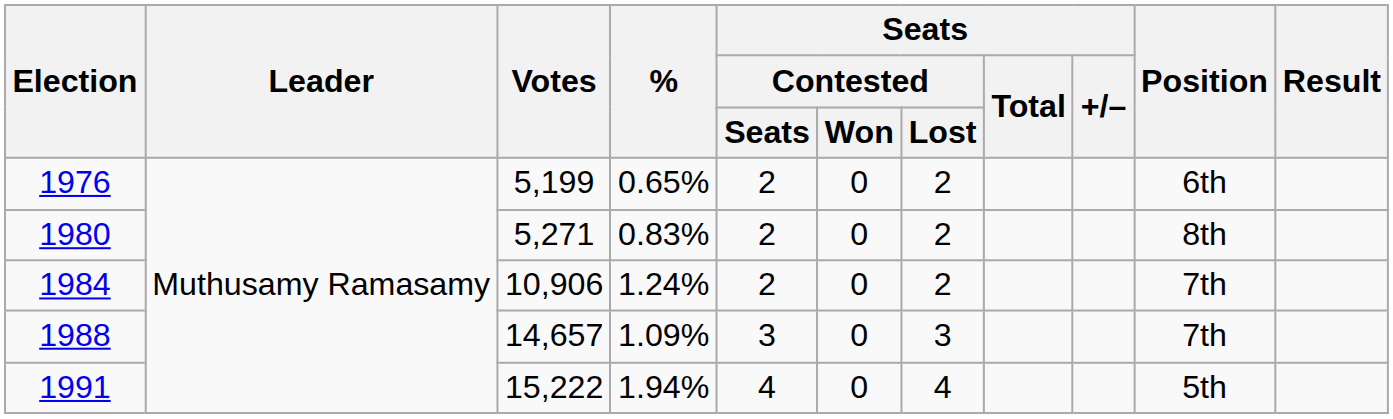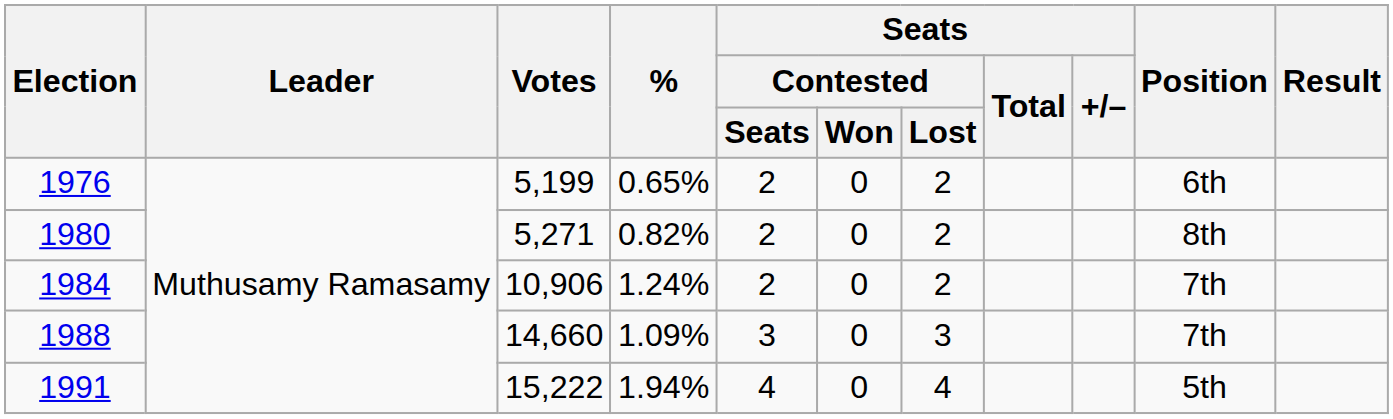(664, 234) 0.83% -> (664, 234) 0.82%
(554, 336) 14,657 -> (554, 336) 14,660
